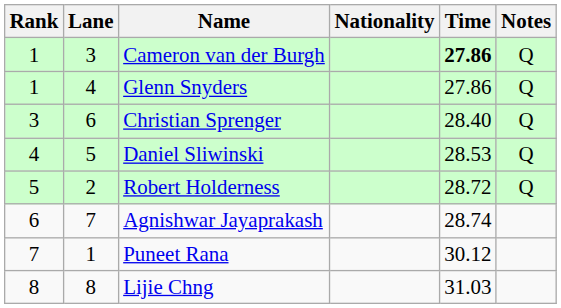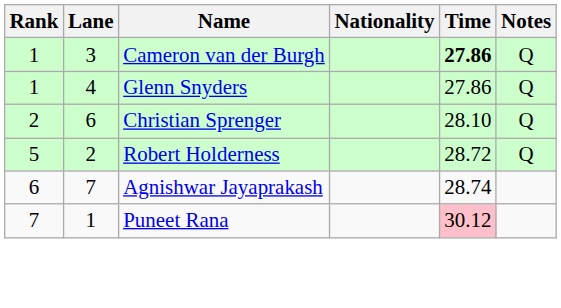(34, 120) 3 -> (34, 120) 2
(468, 120) 28.40 -> (468, 120) 28.10
- row: (193, 154)
(468, 253) no background -> (468, 220) pink background
- row: (168, 287)
